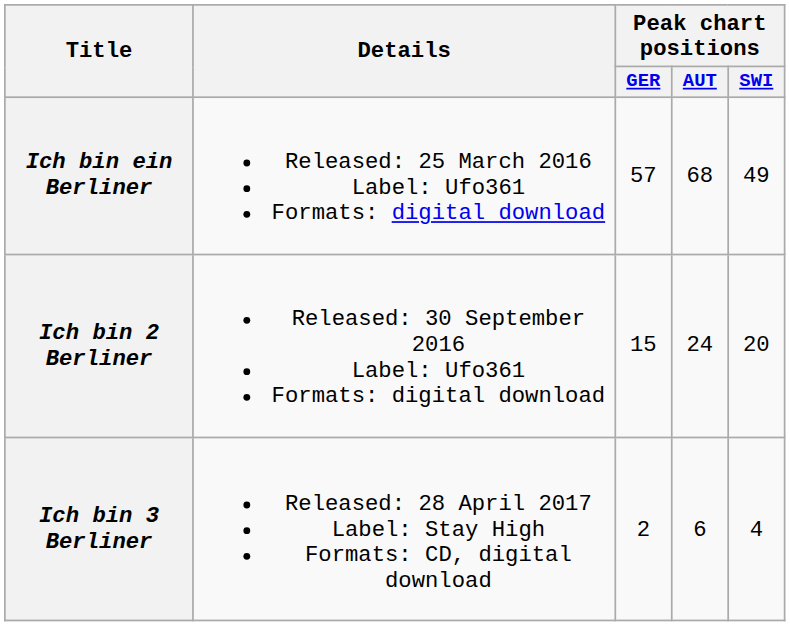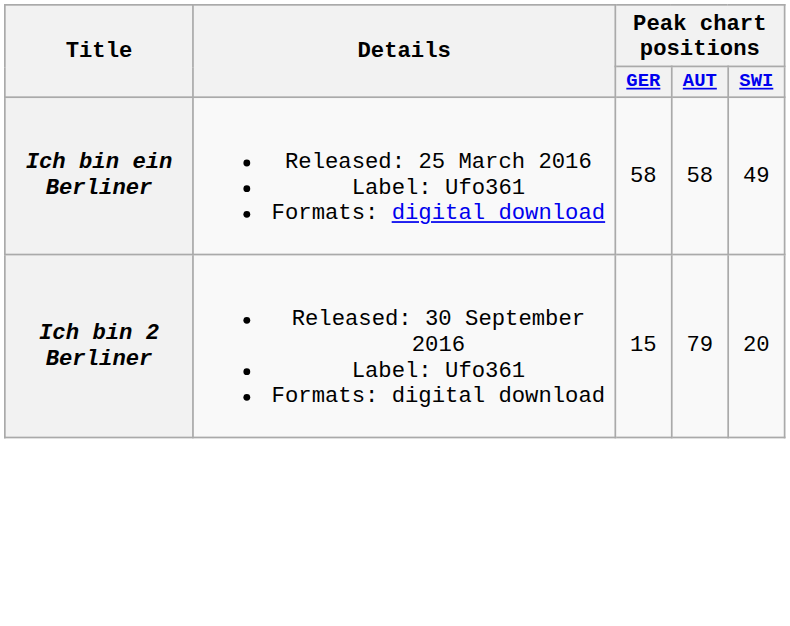(643, 175) 57 -> (643, 175) 58
(700, 175) 68 -> (700, 175) 58
(700, 346) 24 -> (700, 346) 79
- row: (99, 529)
